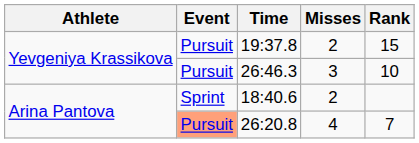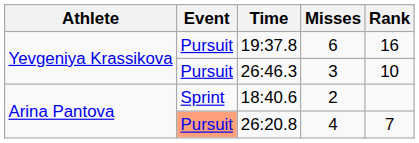(333, 45) 2 -> (333, 45) 6
(390, 45) 15 -> (390, 45) 16
